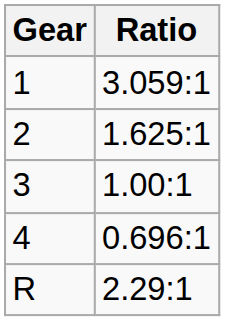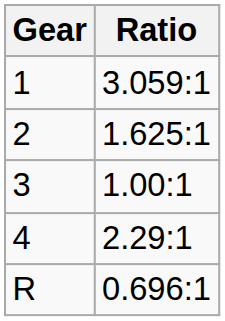(156, 237) 0.696:1 -> (147, 237) 2.29:1
(147, 289) 2.29:1 -> (156, 289) 0.696:1
